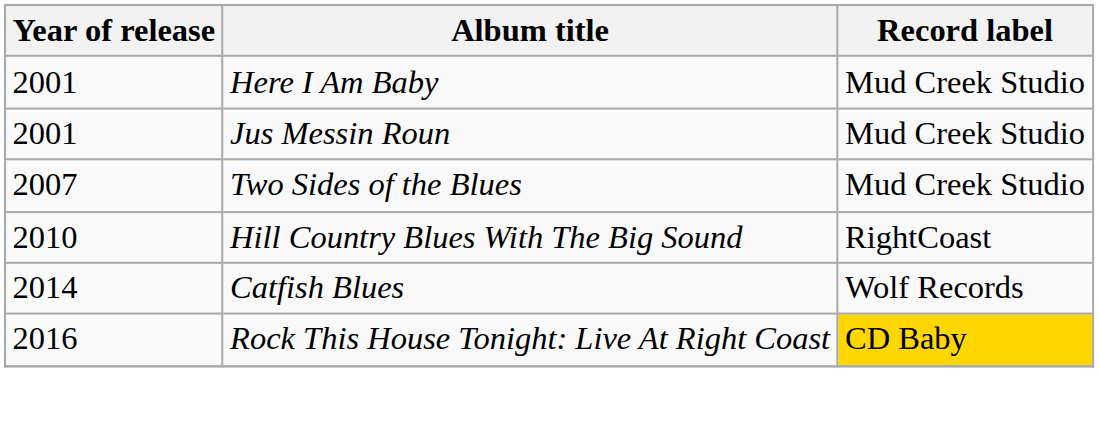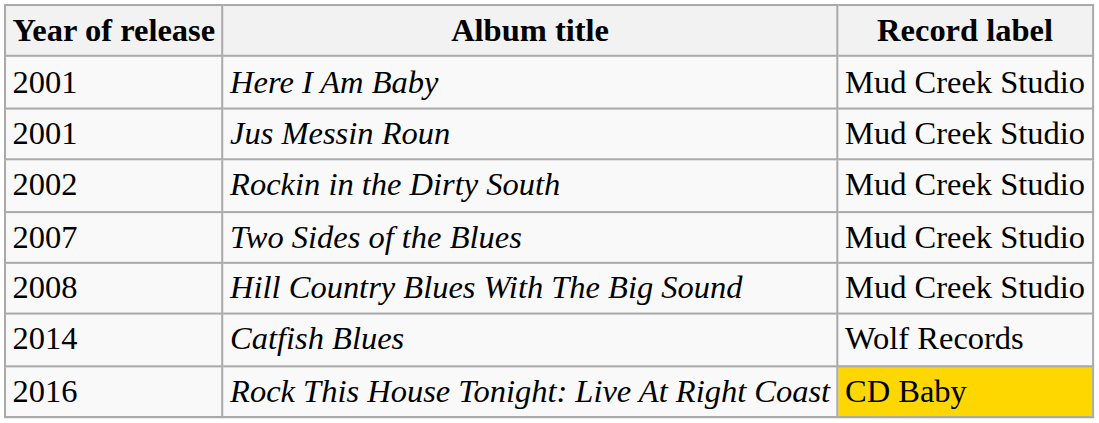+ row: (395, 184)
(45, 236) 2010 -> (45, 287) 2008
(918, 236) RightCoast -> (965, 287) Mud Creek Studio
